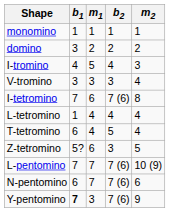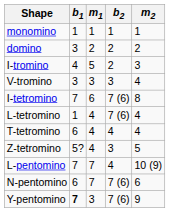(111, 65) 4 -> (111, 65) 2
(111, 115) 4 -> (119, 115) 7 (6)
(111, 132) 5 -> (111, 132) 4
(92, 148) 6 -> (92, 148) 4
(119, 165) 7 (6) -> (111, 165) 4
